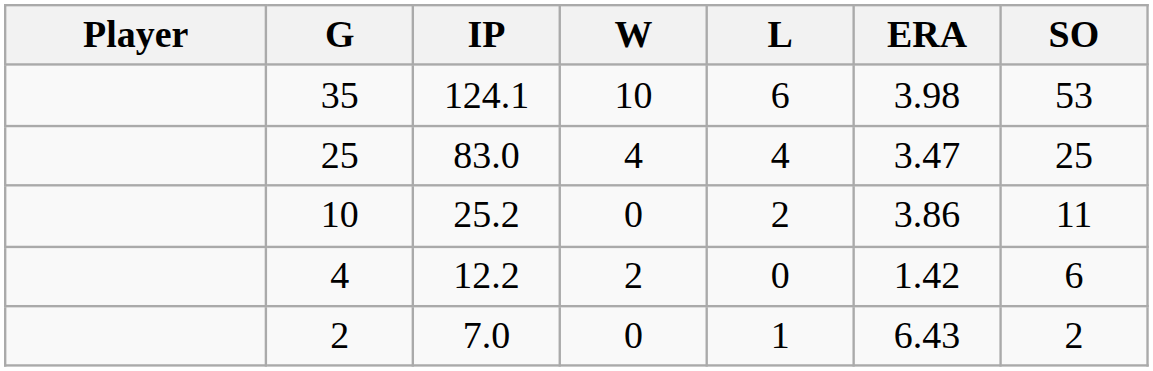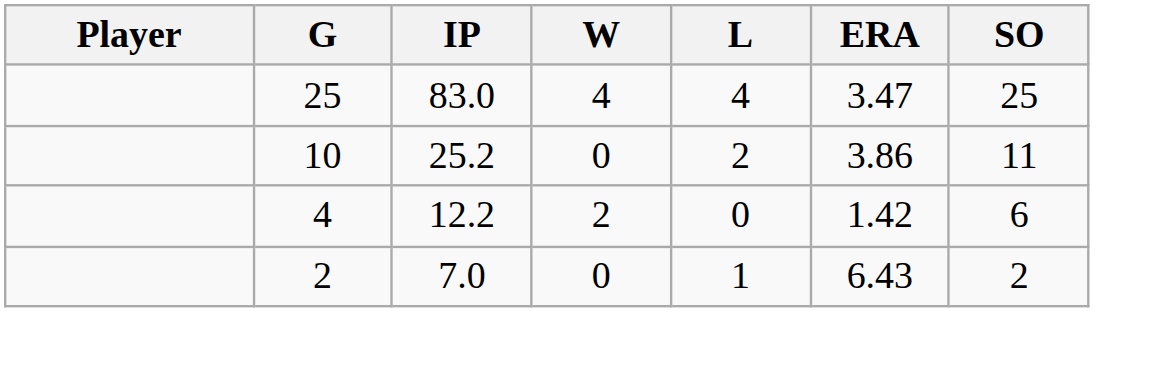- row: (340, 94)
